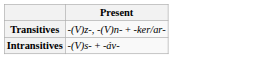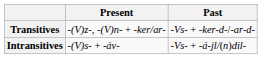+ column: (213, 12)
